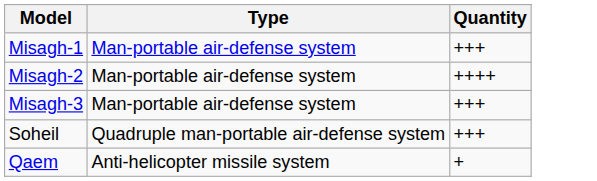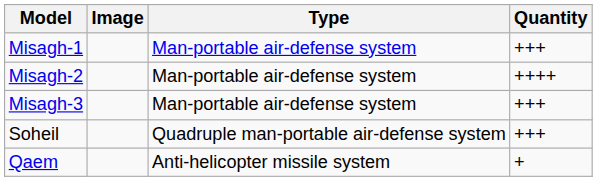+ column: (118, 18)
